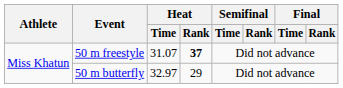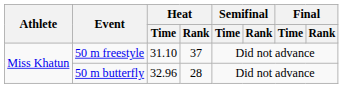(164, 53) 31.07 -> (164, 53) 31.10
(196, 53) bold -> (196, 53) normal
(164, 73) 32.97 -> (164, 73) 32.96
(196, 73) 29 -> (196, 73) 28
